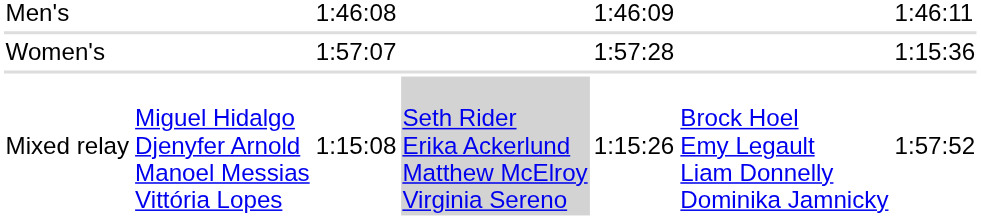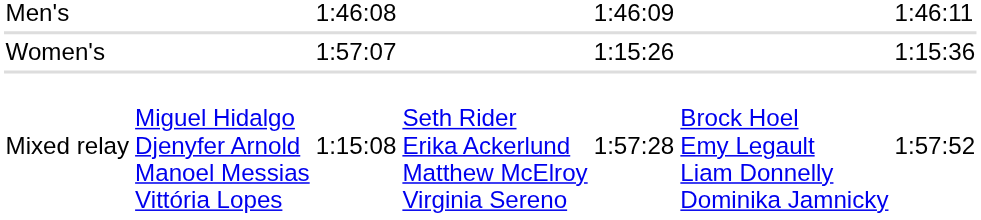(634, 52) 1:57:28 -> (634, 52) 1:15:26
(495, 159) lightgrey background -> (495, 159) no background
(634, 145) 1:15:26 -> (634, 145) 1:57:28
